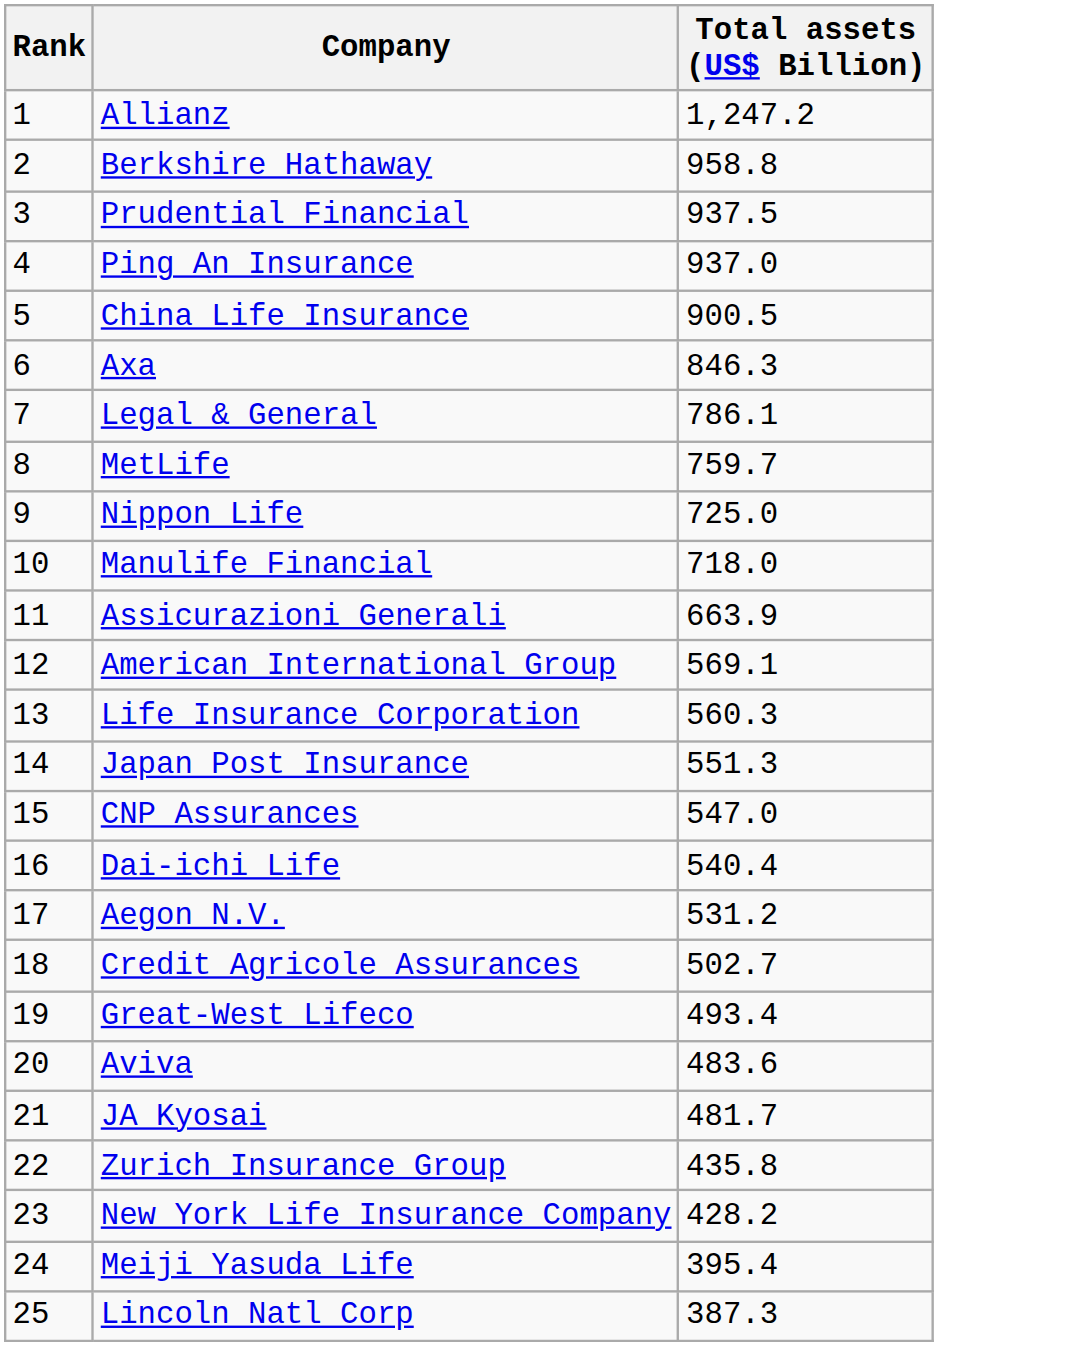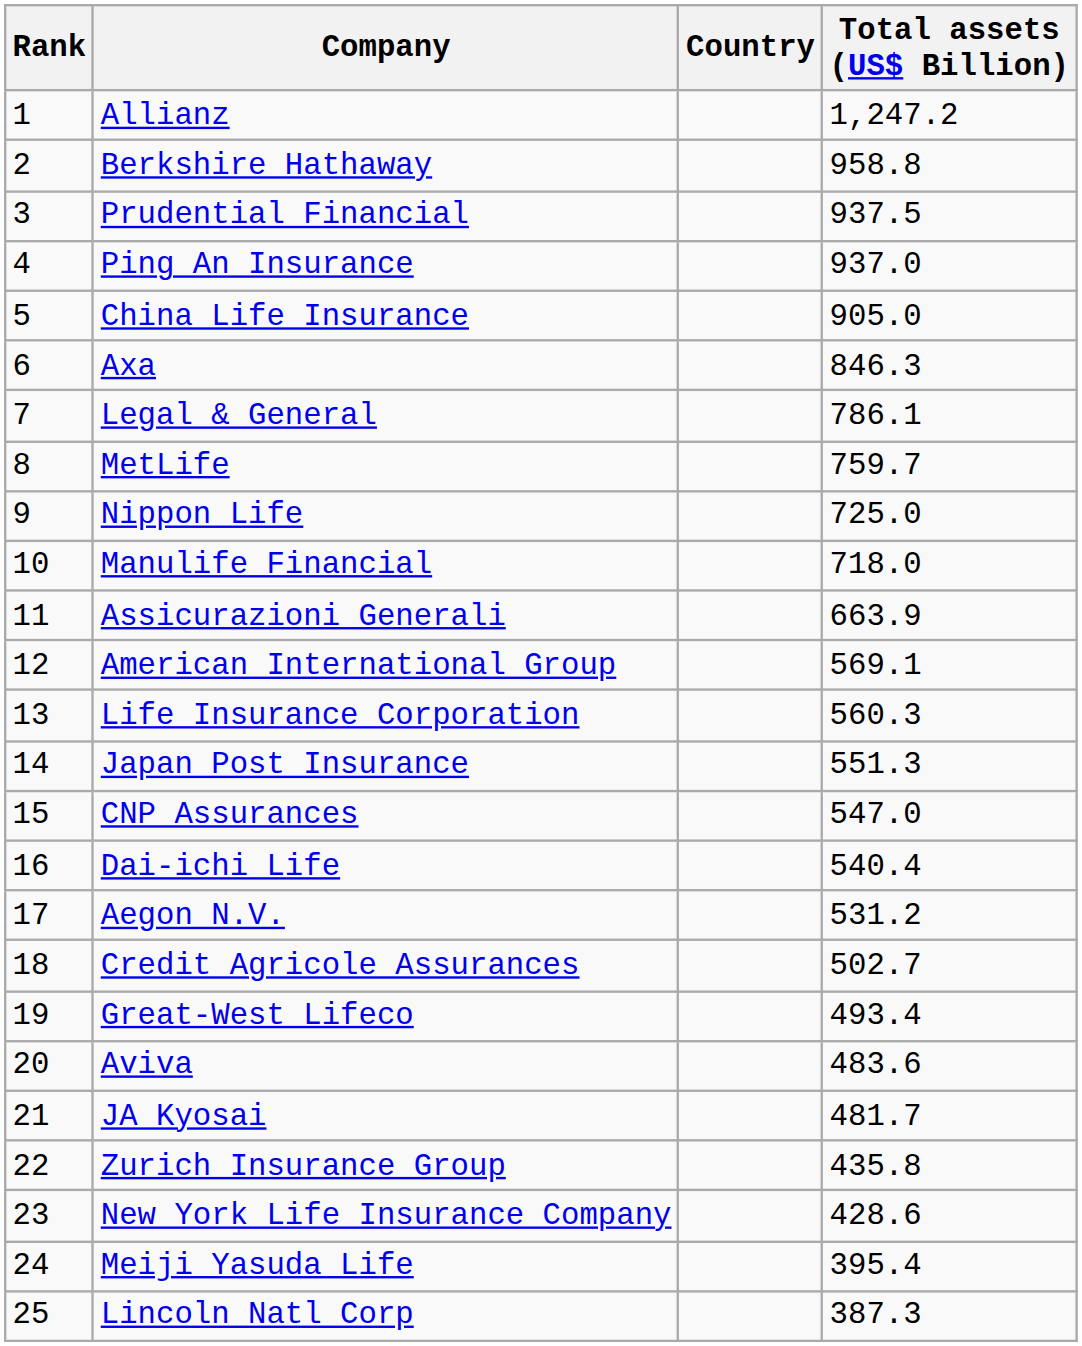+ column: (751, 48)
(732, 316) 900.5 -> (876, 316) 905.0
(732, 1216) 428.2 -> (876, 1216) 428.6
